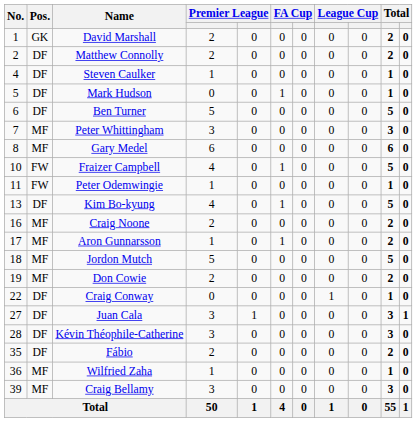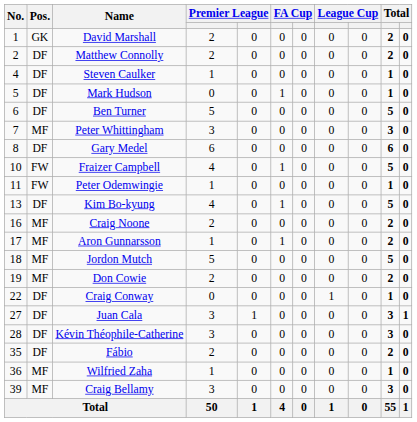(40, 148) MF -> (40, 148) DF
